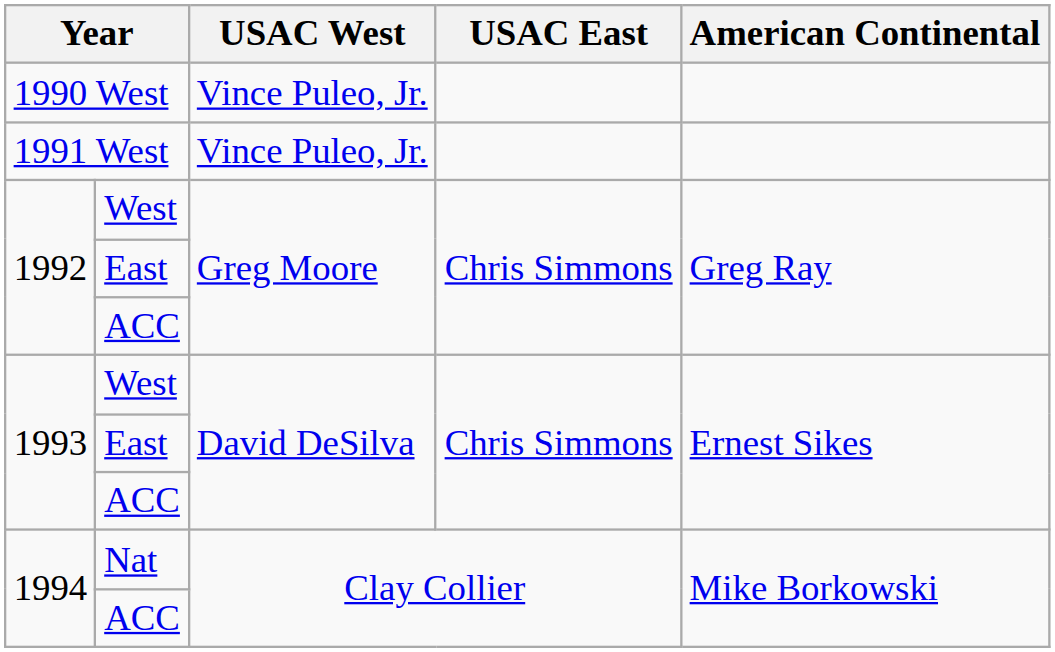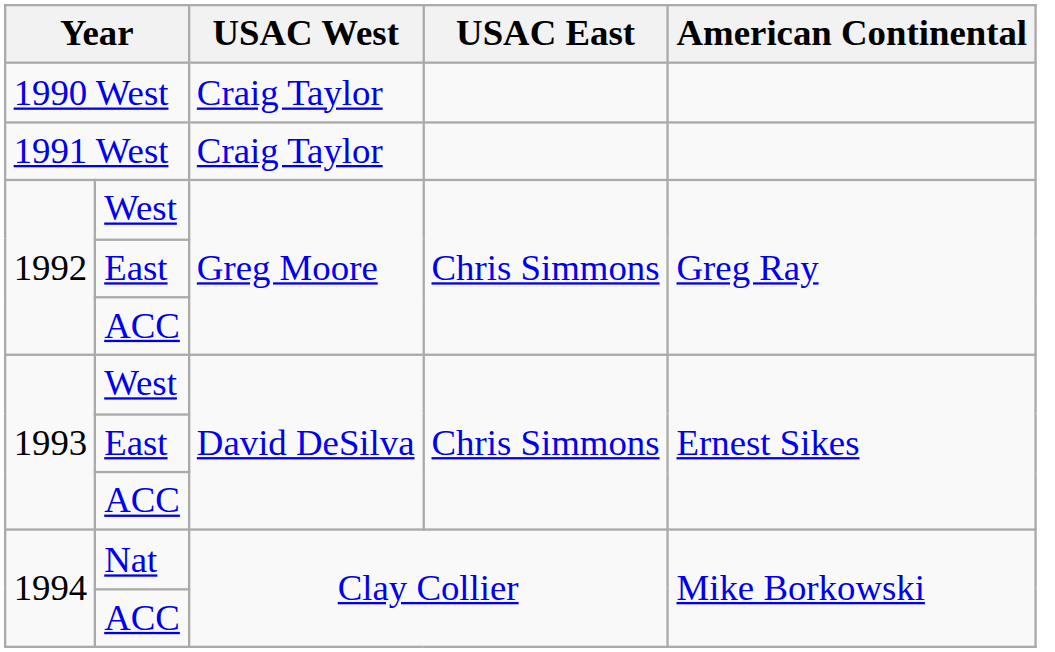(312, 92) Vince Puleo, Jr. -> (290, 92) Craig Taylor
(312, 150) Vince Puleo, Jr. -> (290, 150) Craig Taylor
